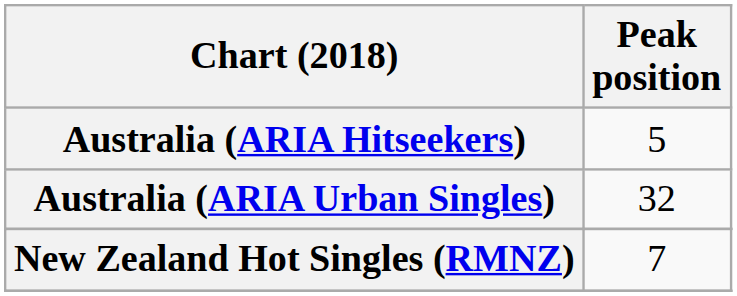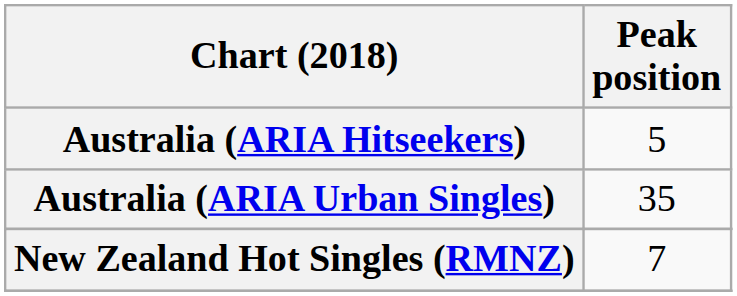(657, 198) 32 -> (657, 198) 35
